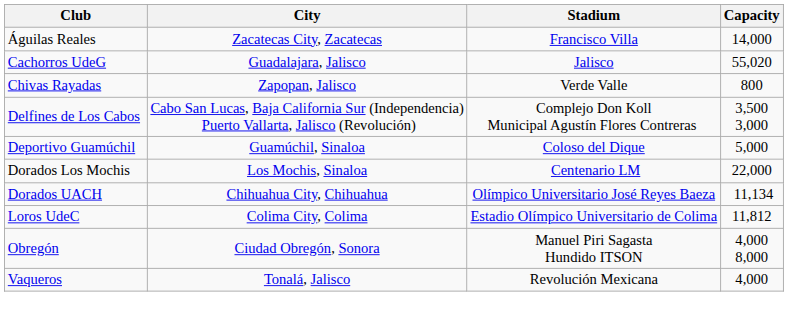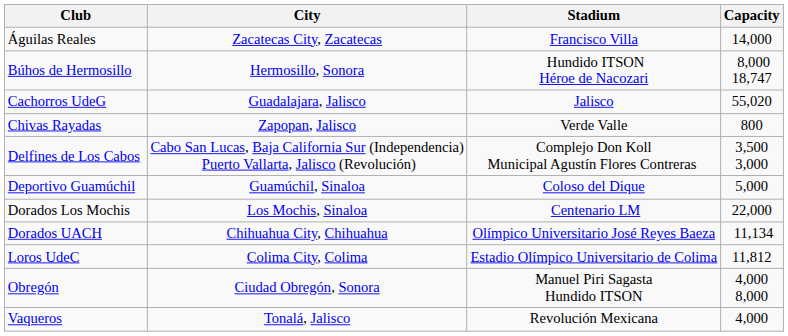+ row: (72, 70)
